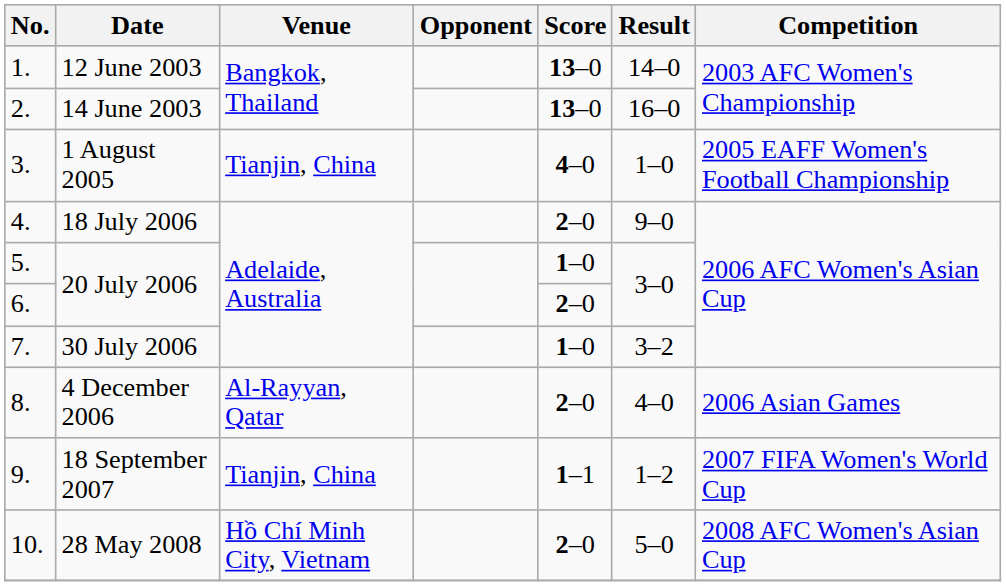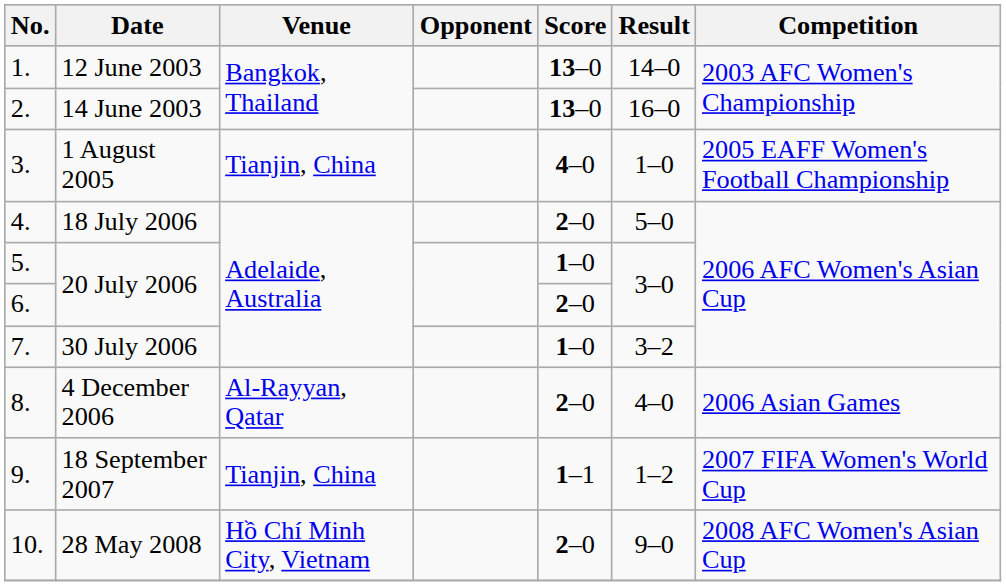(654, 221) 9–0 -> (654, 221) 5–0
(654, 544) 5–0 -> (654, 544) 9–0
